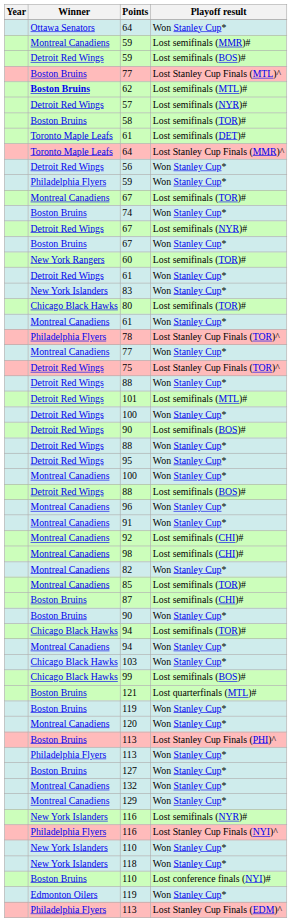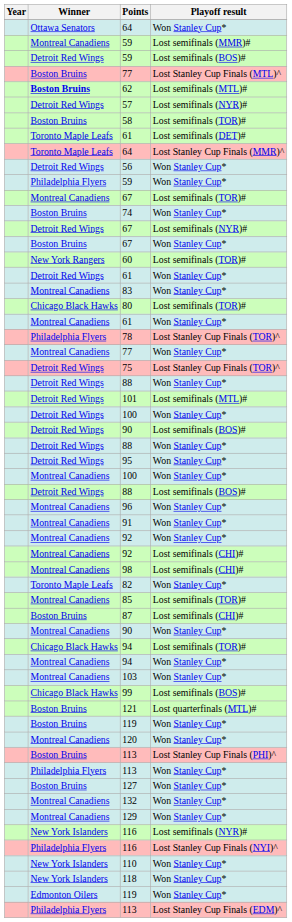(69, 290) New York Islanders -> (70, 290) Montreal Canadiens
+ row: (127, 538)
(70, 569) Montreal Canadiens -> (72, 584) Toronto Maple Leafs
(59, 615) Boston Bruins -> (70, 631) Montreal Canadiens
(74, 662) Chicago Black Hawks -> (70, 677) Montreal Canadiens
- row: (129, 879)
